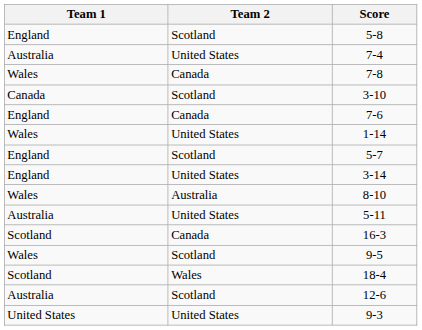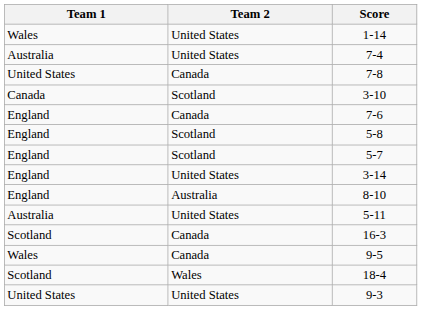rows swapped: (374, 34) <-> (374, 134)
(23, 74) Wales -> (41, 74) United States
(23, 194) Wales -> (28, 194) England
(193, 255) Scotland -> (190, 255) Canada
- row: (374, 295)
